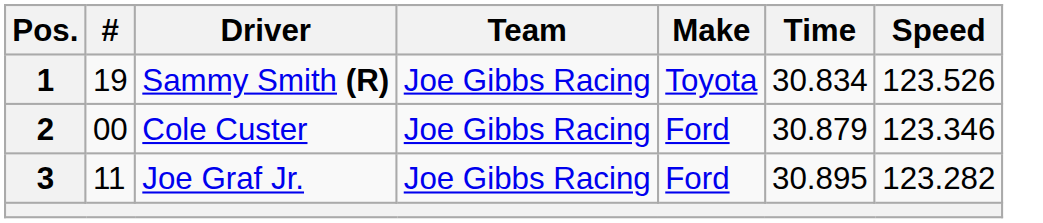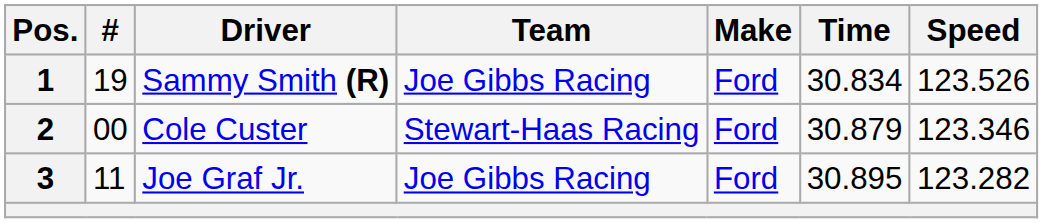(711, 80) Toyota -> (746, 80) Ford
(527, 129) Joe Gibbs Racing -> (552, 129) Stewart-Haas Racing
